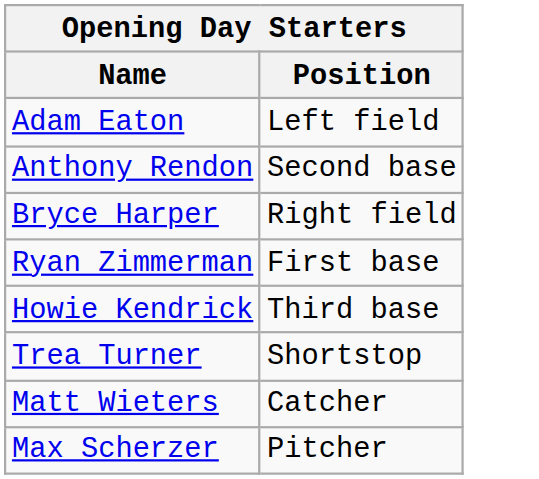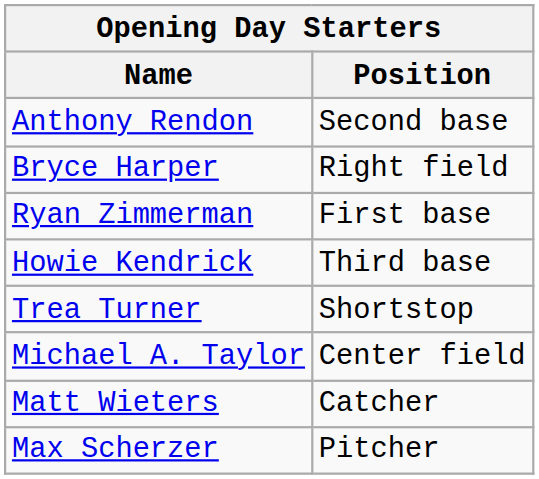- row: (98, 122)
+ row: (158, 356)
